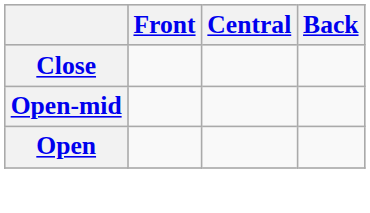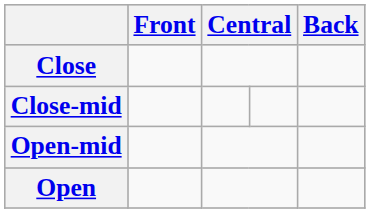+ row: (66, 106)
